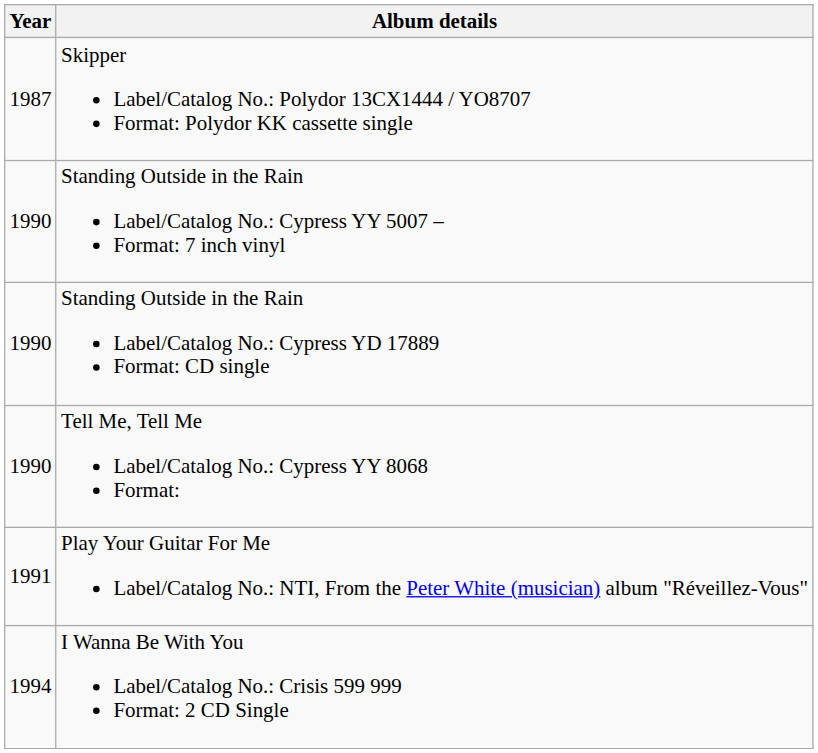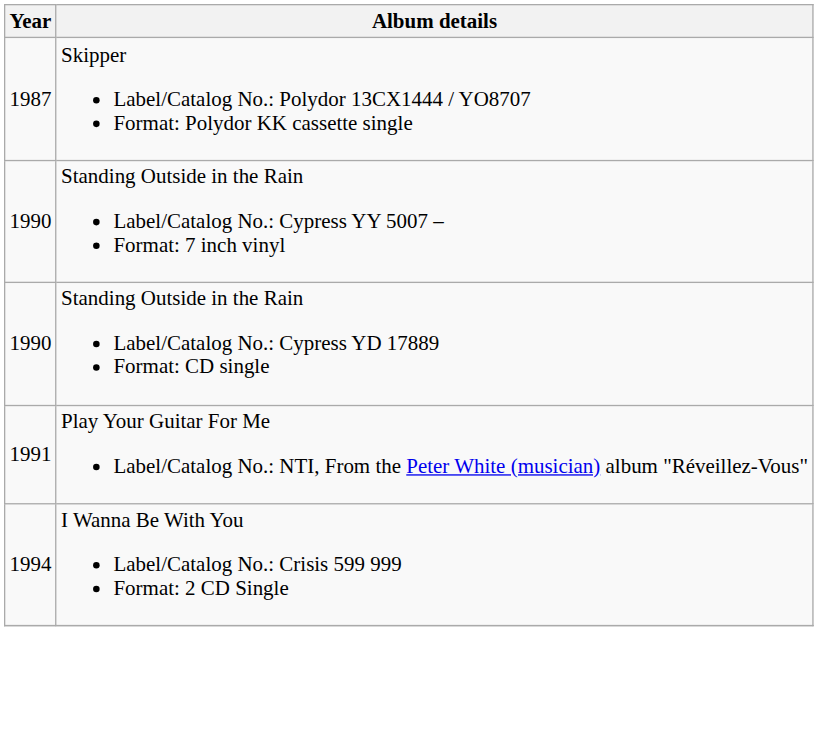- row: (435, 456)
